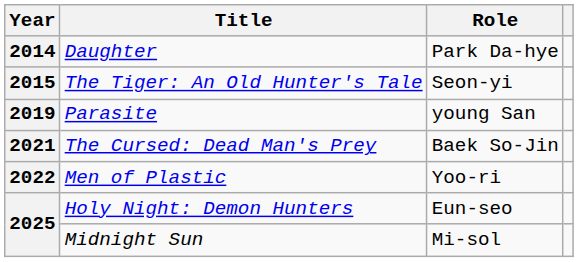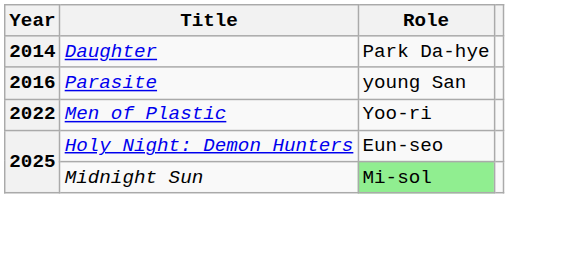- row: (244, 83)
(32, 114) 2019 -> (32, 83) 2016
- row: (221, 146)
(466, 240) no background -> (397, 177) lightgreen background
